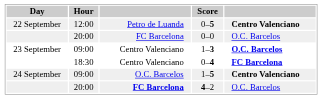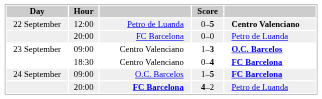(253, 36) O.C. Barcelos -> (257, 36) Petro de Luanda
(262, 74) Centro Valenciano -> (254, 74) FC Barcelona
(253, 87) O.C. Barcelos -> (257, 87) Petro de Luanda
